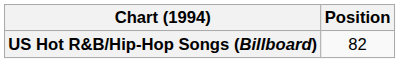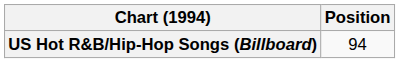(358, 44) 82 -> (358, 44) 94
